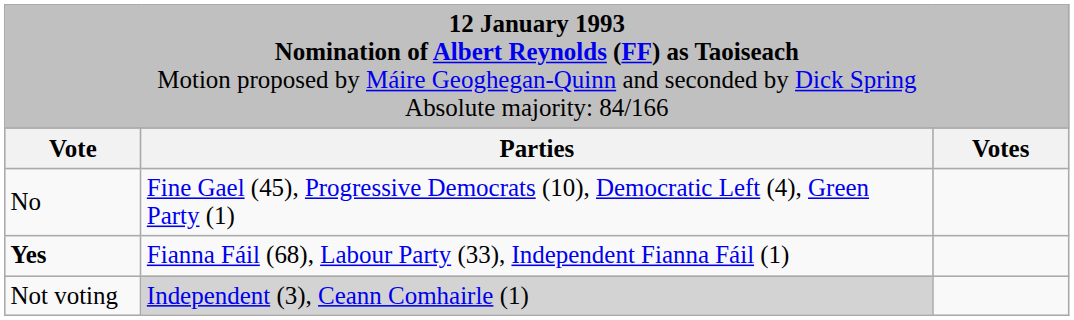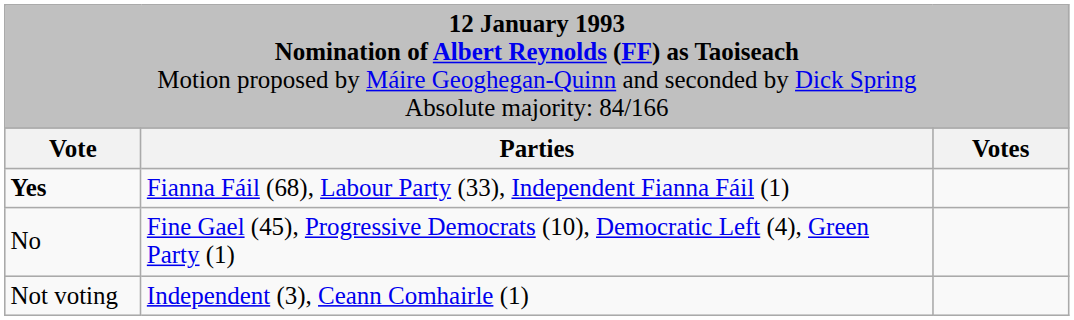rows swapped: (29, 255) <-> (26, 201)
(338, 294) lightgrey background -> (338, 294) no background
